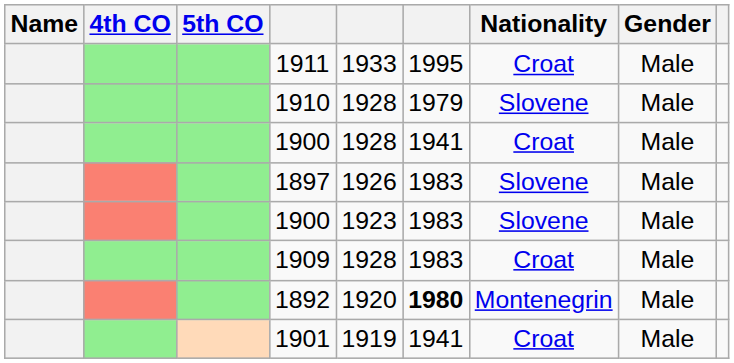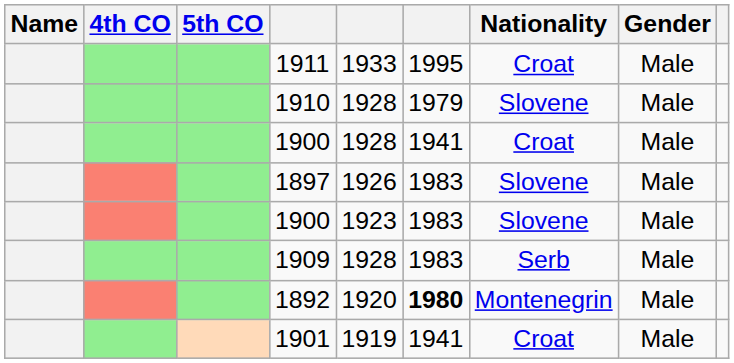(544, 260) Croat -> (544, 260) Serb
